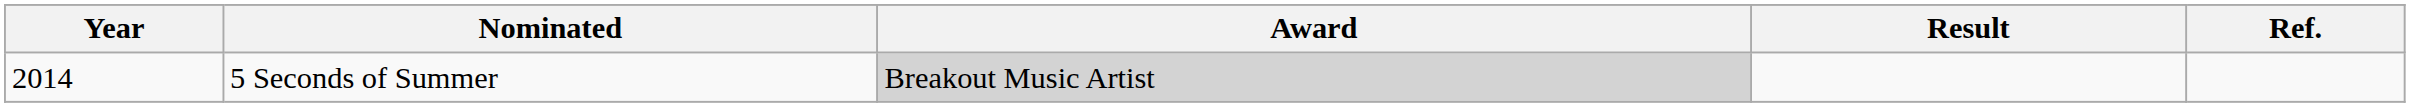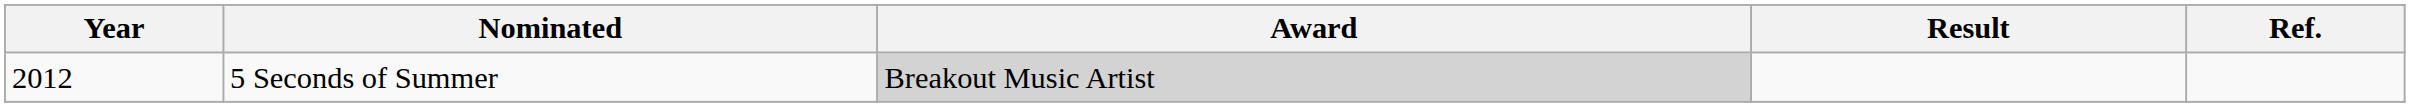(42, 76) 2014 -> (42, 76) 2012
